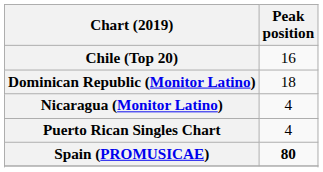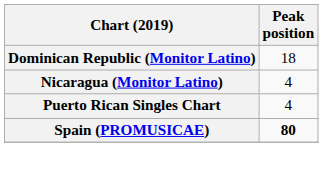- row: (132, 57)
